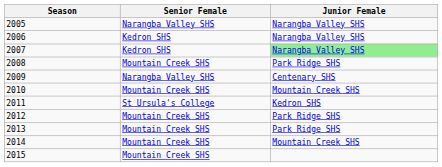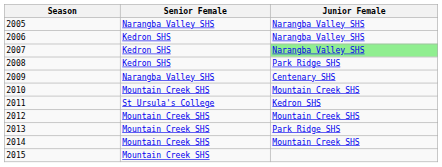(166, 63) Mountain Creek SHS -> (146, 63) Kedron SHS
(306, 116) Park Ridge SHS -> (316, 116) Mountain Creek SHS
